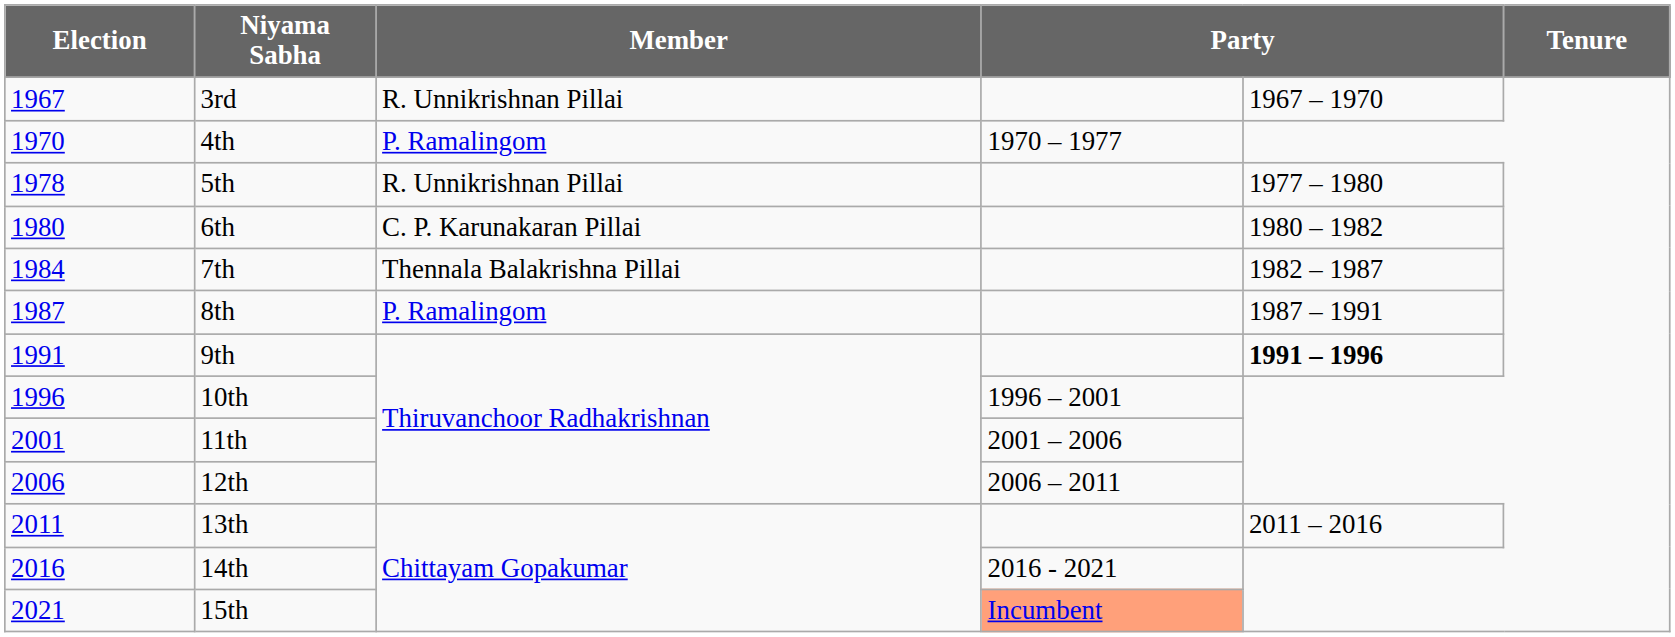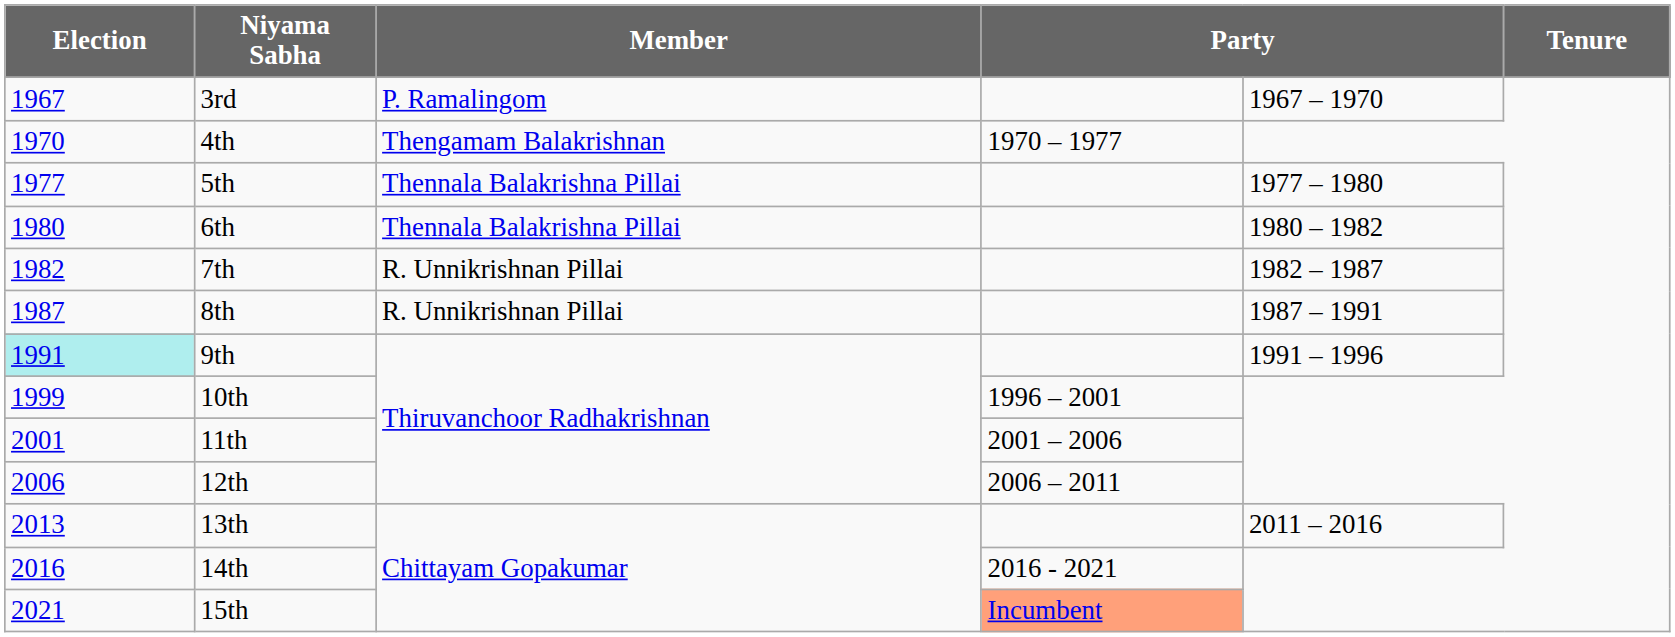(503, 98) R. Unnikrishnan Pillai -> (464, 98) P. Ramalingom
(464, 141) P. Ramalingom -> (524, 141) Thengamam Balakrishnan
(38, 183) 1978 -> (38, 183) 1977
(503, 183) R. Unnikrishnan Pillai -> (531, 183) Thennala Balakrishna Pillai
(512, 226) C. P. Karunakaran Pillai -> (531, 226) Thennala Balakrishna Pillai
(38, 269) 1984 -> (38, 269) 1982
(531, 269) Thennala Balakrishna Pillai -> (503, 269) R. Unnikrishnan Pillai
(464, 311) P. Ramalingom -> (503, 311) R. Unnikrishnan Pillai
(38, 354) no background -> (38, 354) paleturquoise background
(1316, 354) bold -> (1316, 354) normal
(38, 397) 1996 -> (38, 397) 1999
(37, 524) 2011 -> (38, 524) 2013
